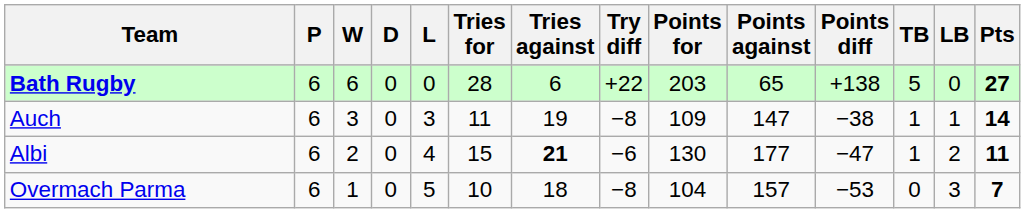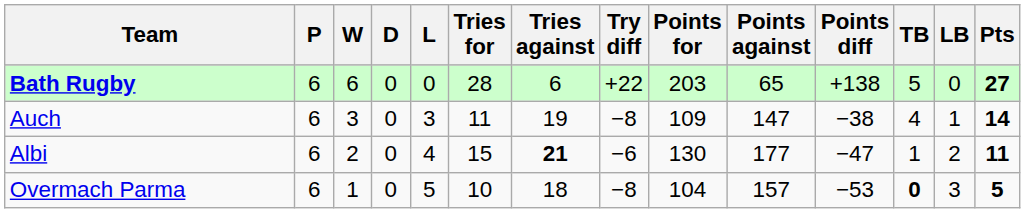(914, 118) 1 -> (914, 118) 4
(914, 189) normal -> (914, 189) bold
(997, 189) 7 -> (997, 189) 5
